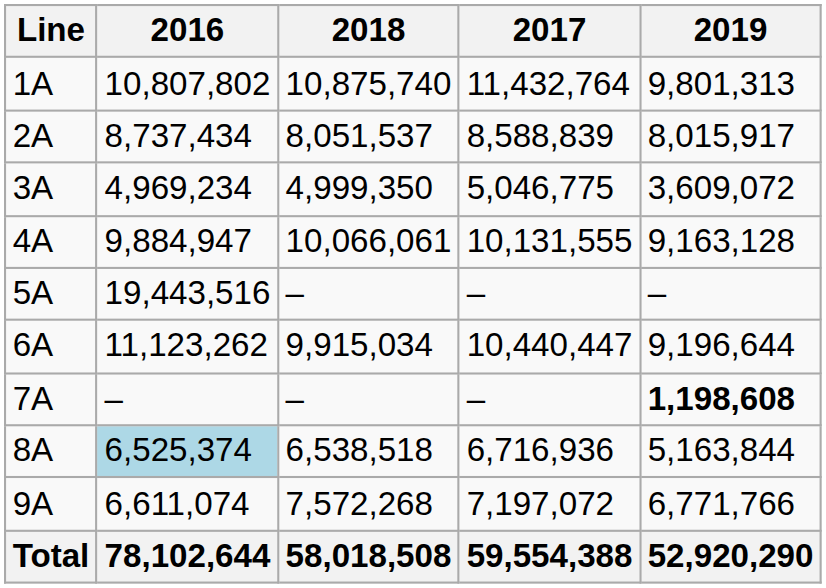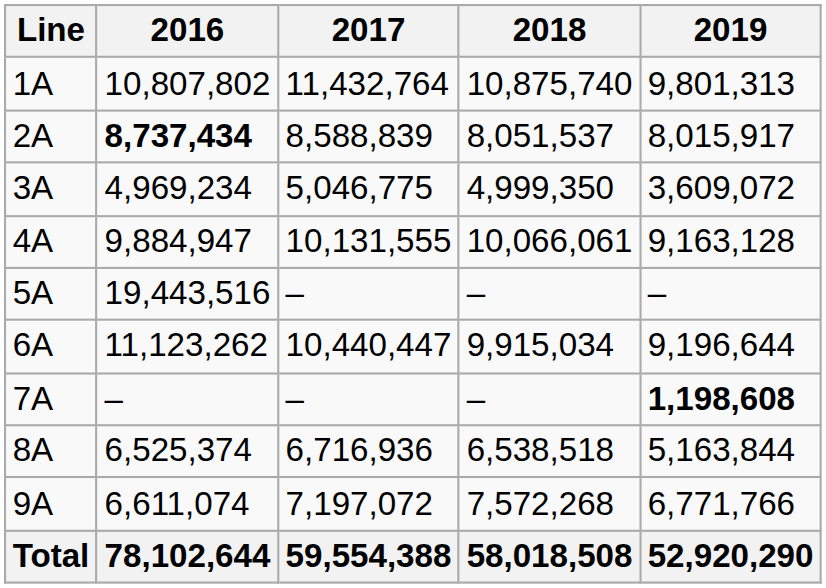columns swapped: (550, 30) <-> (368, 30)
(178, 135) normal -> (178, 135) bold
(178, 450) lightblue background -> (178, 450) no background
